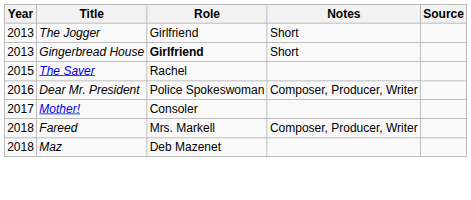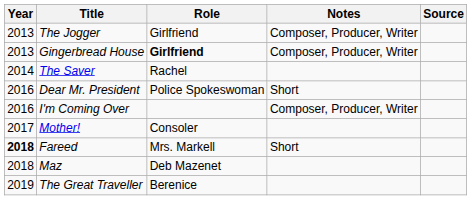(284, 33) Short -> (344, 33) Composer, Producer, Writer
(284, 52) Short -> (344, 52) Composer, Producer, Writer
(20, 71) 2015 -> (20, 71) 2014
(344, 90) Composer, Producer, Writer -> (284, 90) Short
+ row: (84, 109)
(20, 128) normal -> (20, 147) bold
(344, 128) Composer, Producer, Writer -> (284, 147) Short
+ row: (91, 185)
